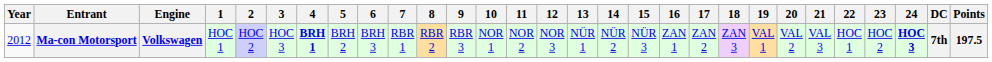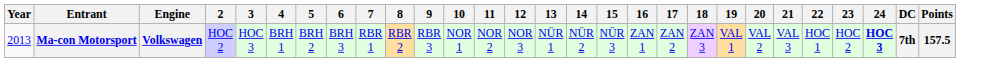- column: (220, 13)
(19, 40) 2012 -> (19, 40) 2013
(312, 40) bold -> (281, 40) normal
(969, 40) 197.5 -> (937, 40) 157.5
